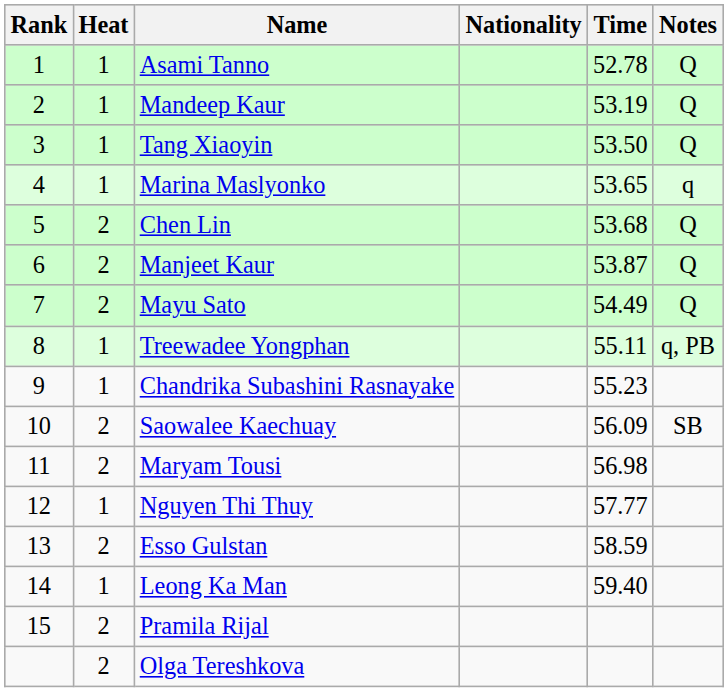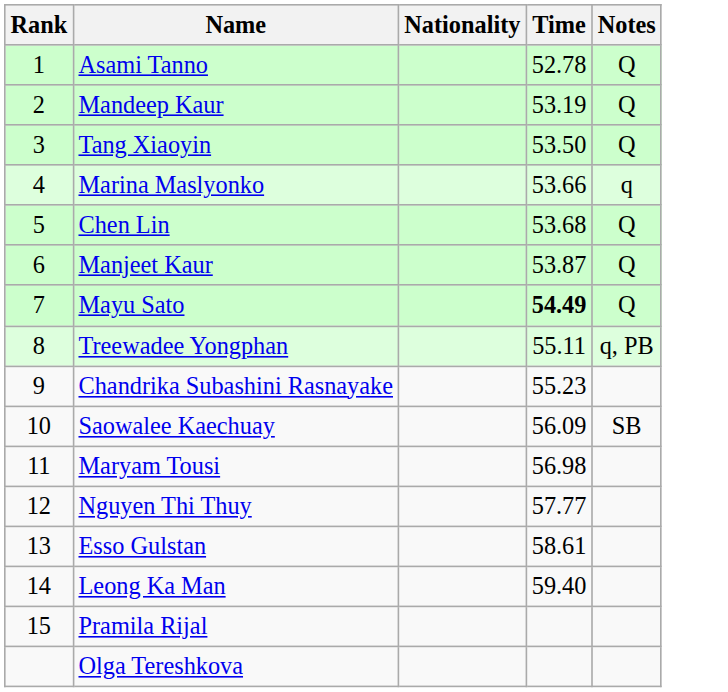- column: (103, 24)
(620, 185) 53.65 -> (559, 185) 53.66
(620, 305) normal -> (559, 305) bold
(620, 546) 58.59 -> (559, 546) 58.61
